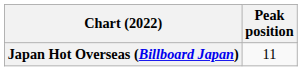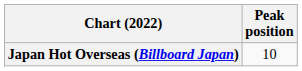(269, 54) 11 -> (269, 54) 10
